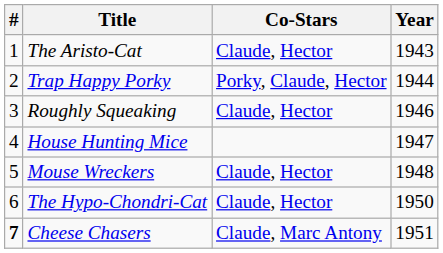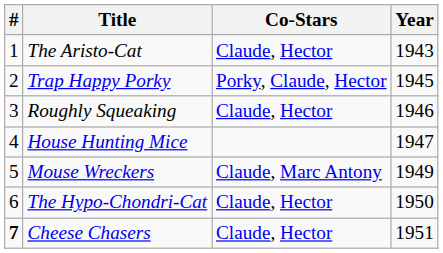(415, 80) 1944 -> (415, 80) 1945
(274, 171) Claude, Hector -> (299, 171) Claude, Marc Antony
(415, 171) 1948 -> (415, 171) 1949
(299, 232) Claude, Marc Antony -> (274, 232) Claude, Hector
